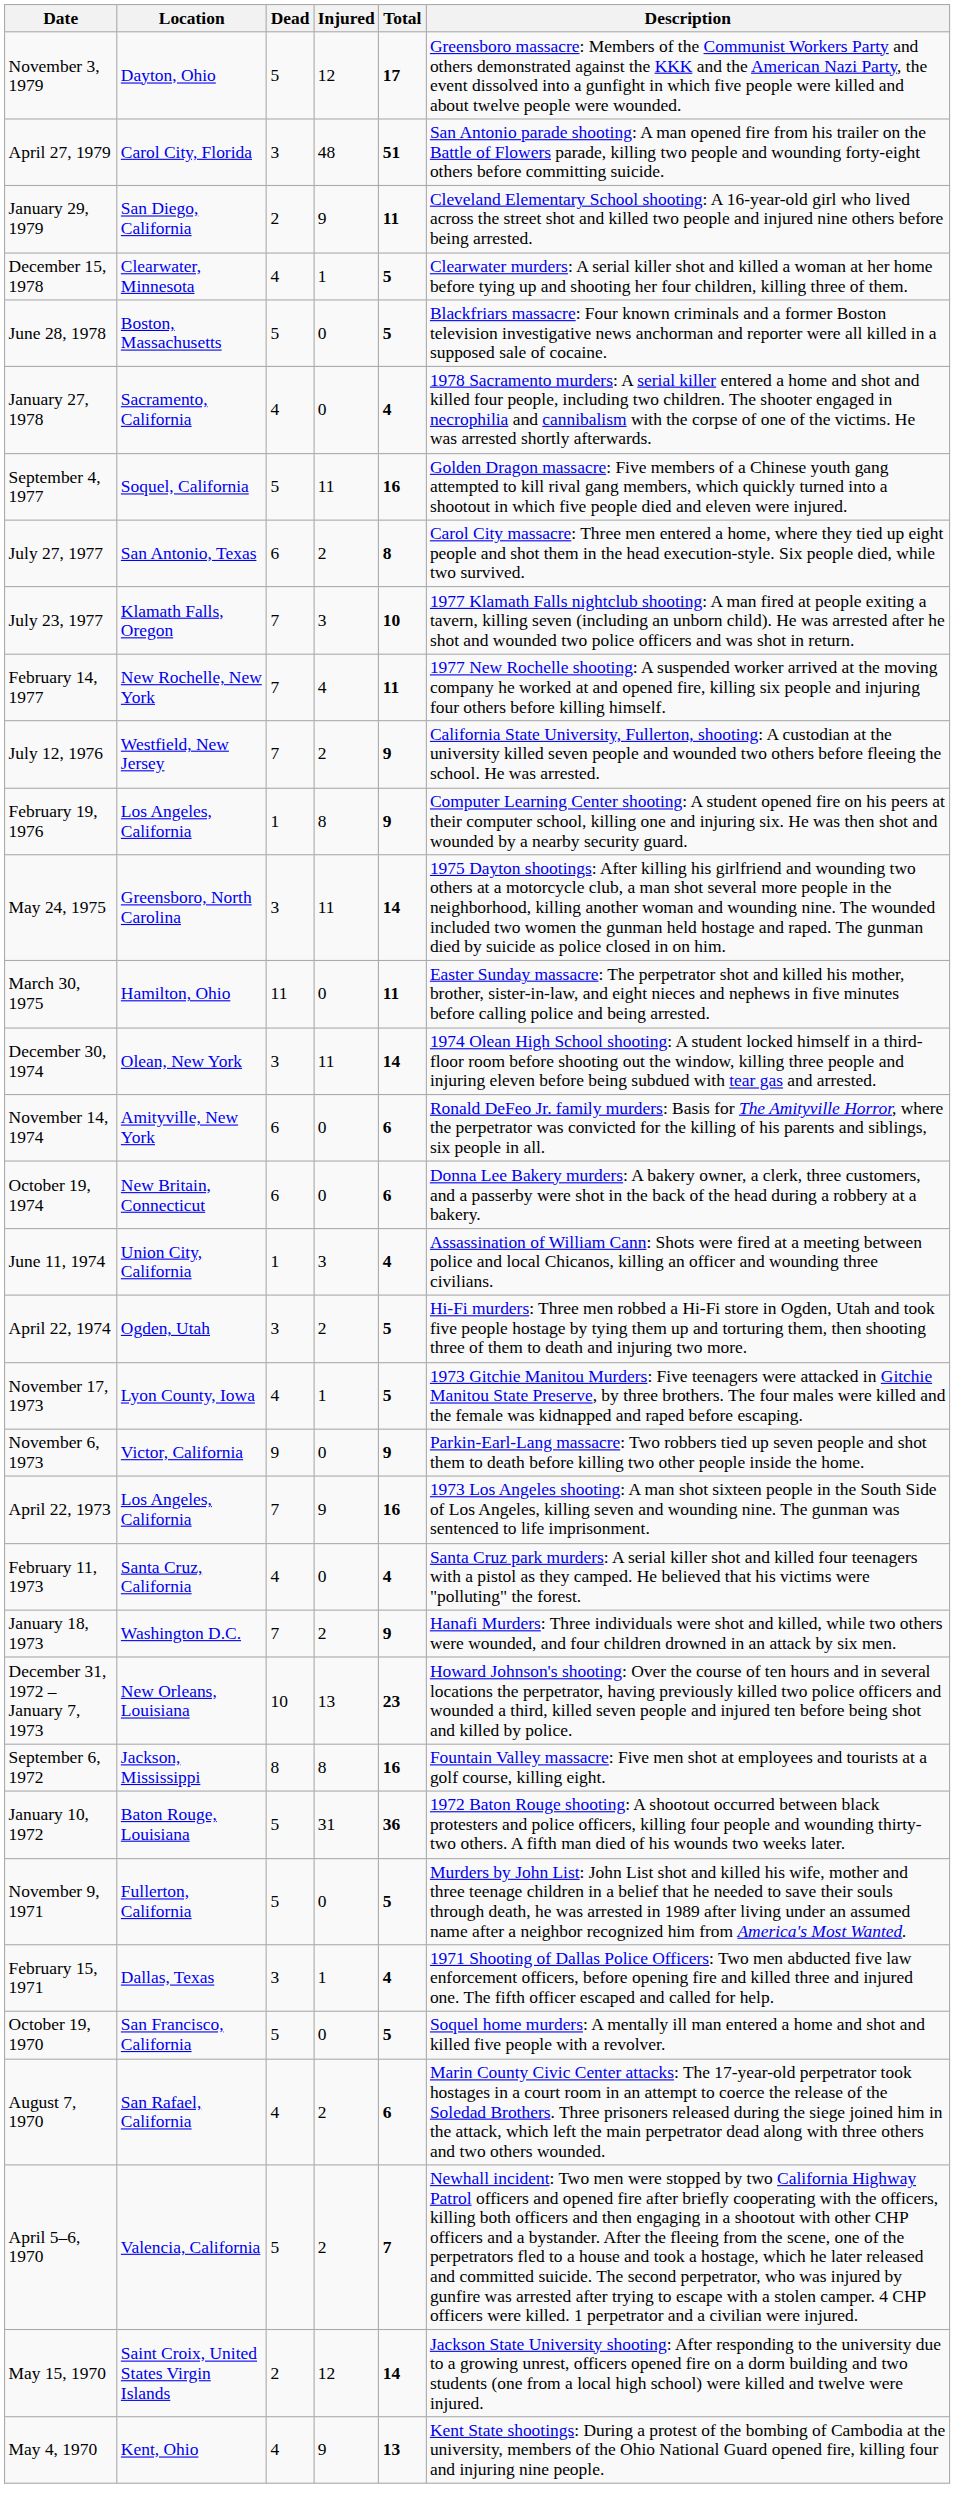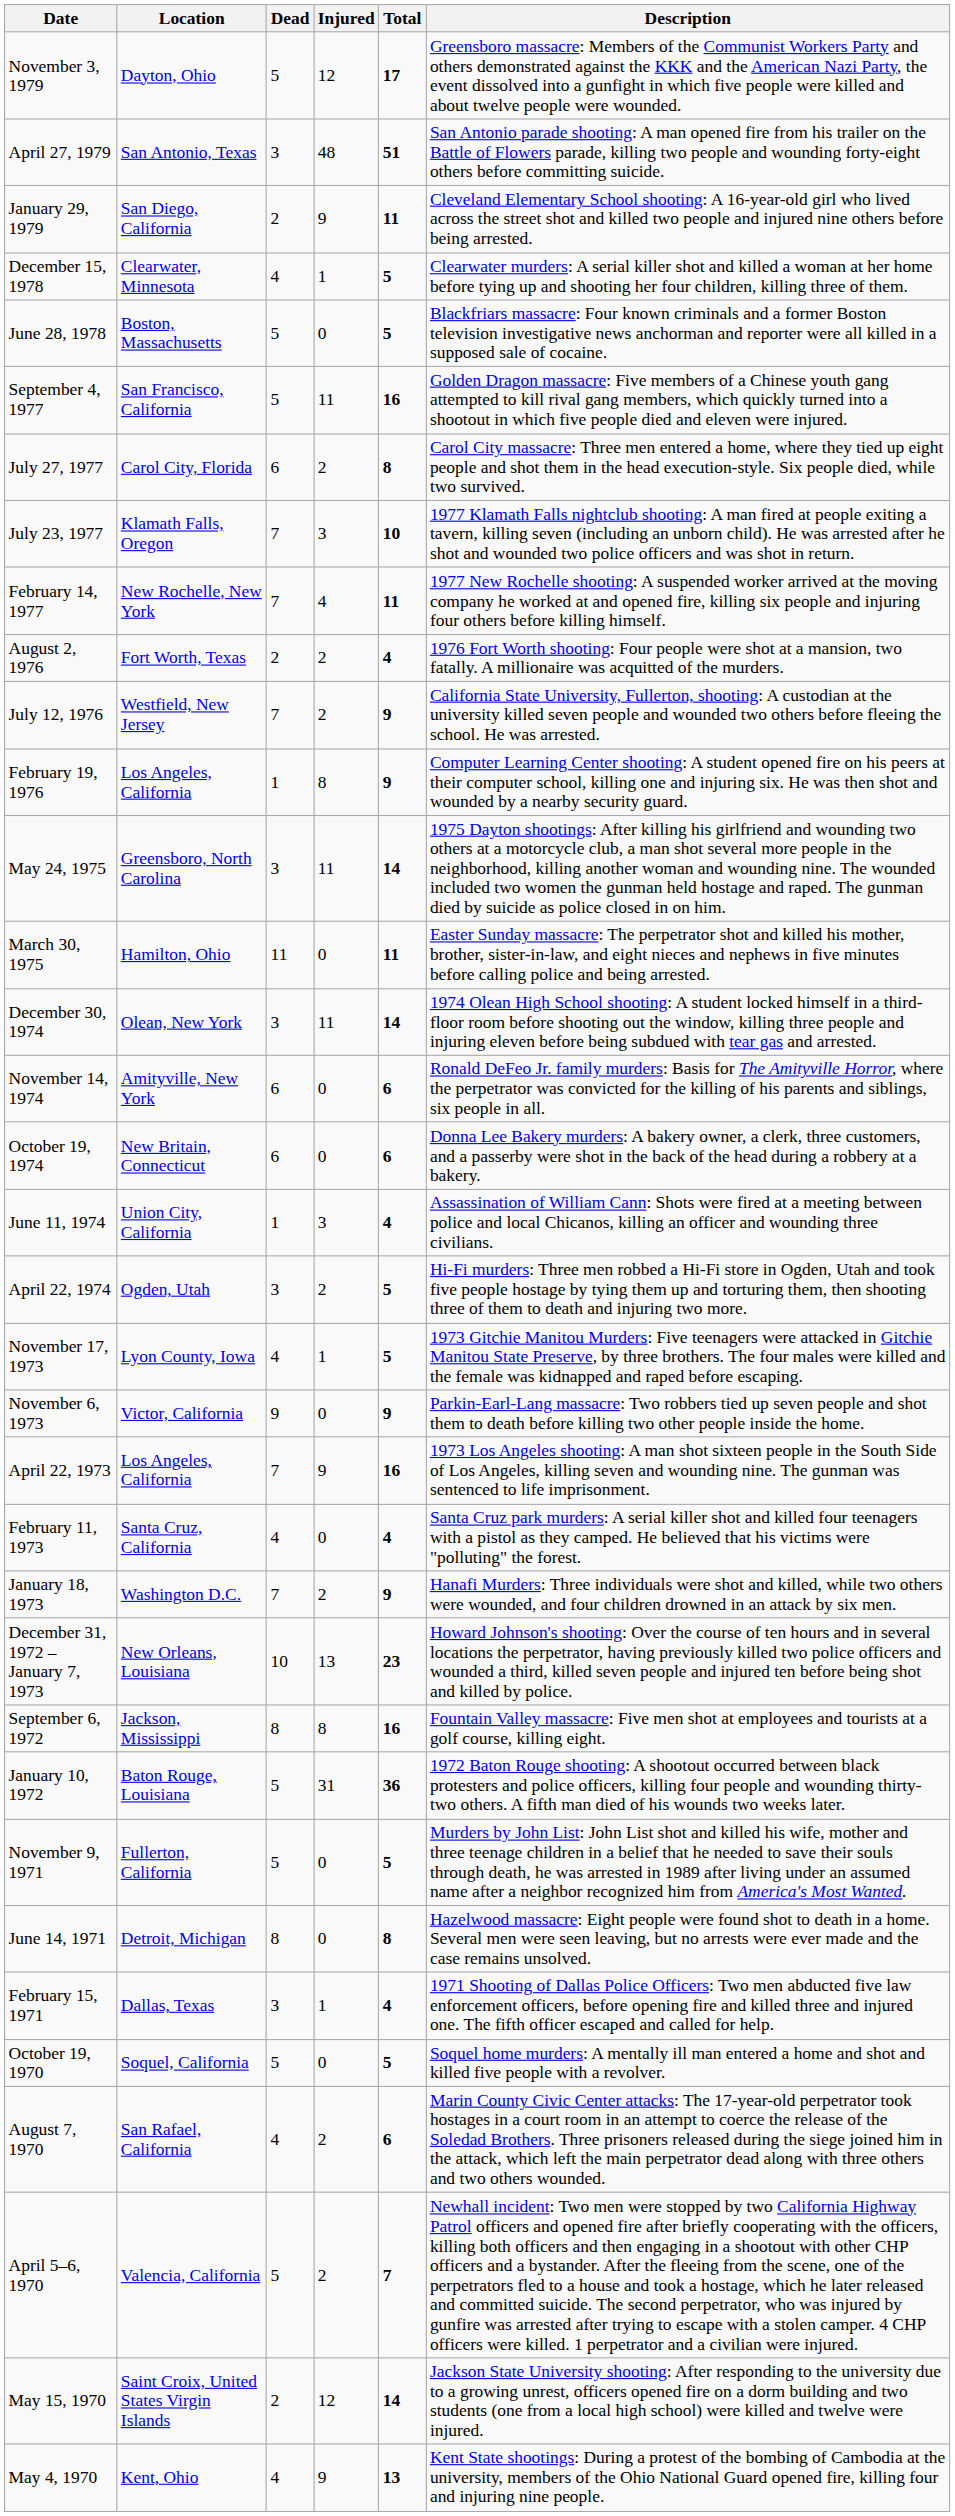(186, 152) Carol City, Florida -> (189, 152) San Antonio, Texas
- row: (49, 409)
(185, 486) Soquel, California -> (172, 400) San Francisco, California
(189, 553) San Antonio, Texas -> (186, 467) Carol City, Florida
+ row: (42, 657)
+ row: (57, 1938)
(172, 2035) San Francisco, California -> (185, 2062) Soquel, California
